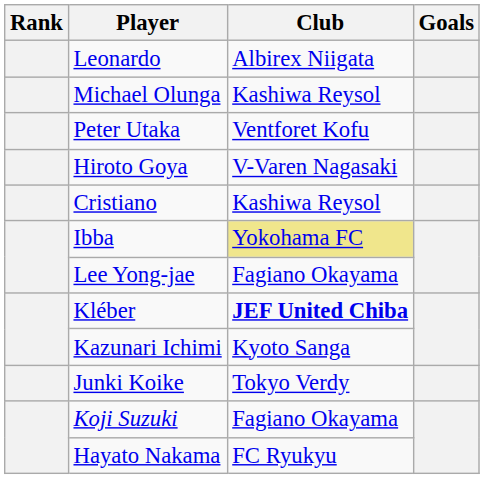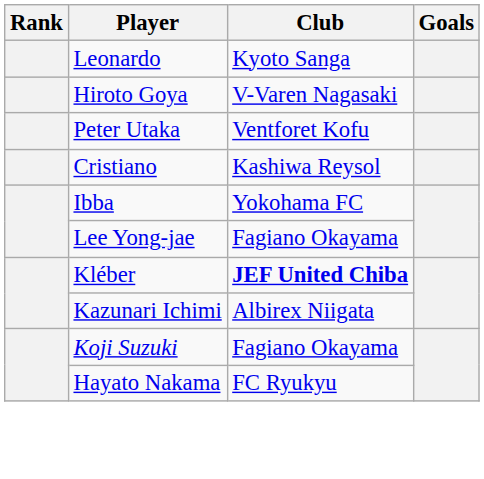(303, 58) Albirex Niigata -> (291, 58) Kyoto Sanga
- row: (147, 94)
rows swapped: (131, 166) <-> (127, 130)
(298, 238) khaki background -> (298, 202) no background
(291, 346) Kyoto Sanga -> (303, 310) Albirex Niigata
- row: (129, 382)
